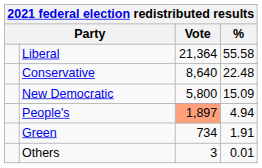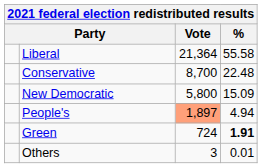(202, 73) 8,640 -> (202, 73) 8,700
(207, 133) 734 -> (207, 133) 724
(242, 133) normal -> (242, 133) bold
